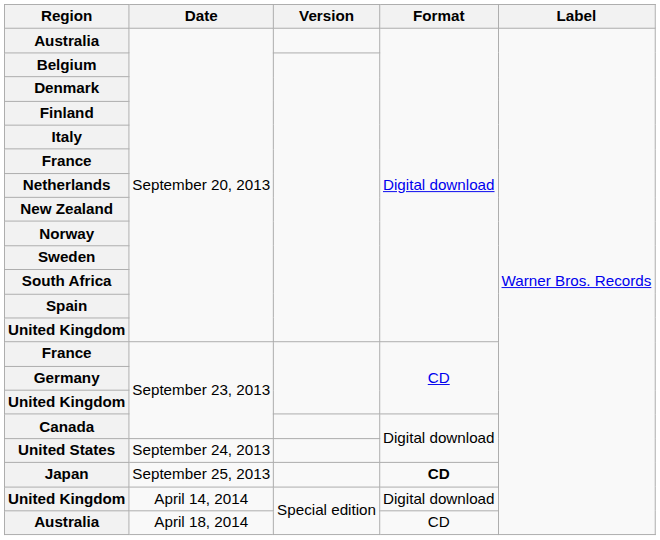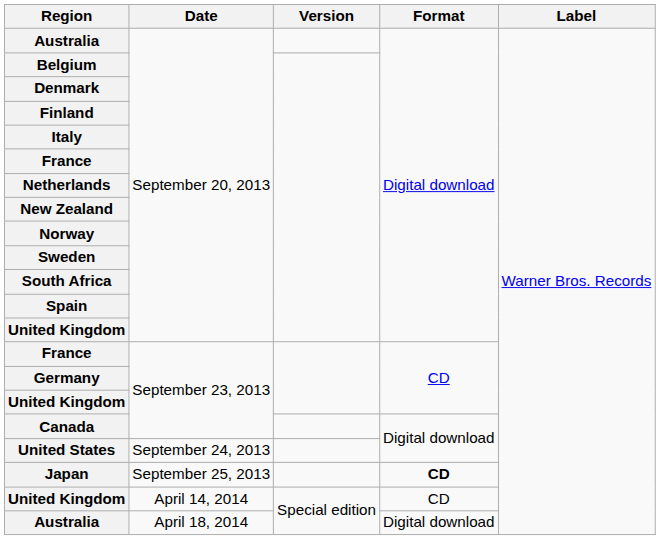(439, 498) Digital download -> (439, 498) CD
(439, 522) CD -> (439, 522) Digital download
